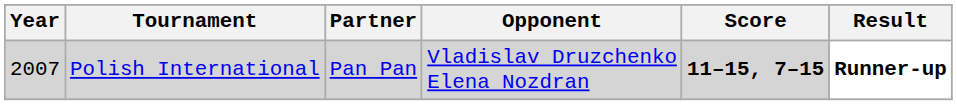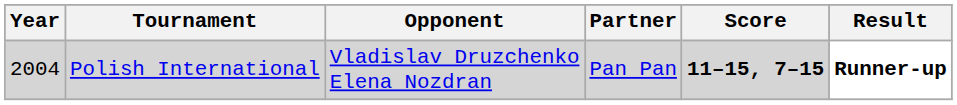columns swapped: (373, 22) <-> (552, 22)
(35, 70) 2007 -> (35, 70) 2004
